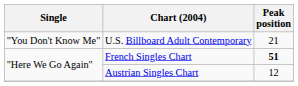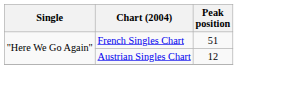- row: (178, 40)
(274, 56) bold -> (213, 40) normal
